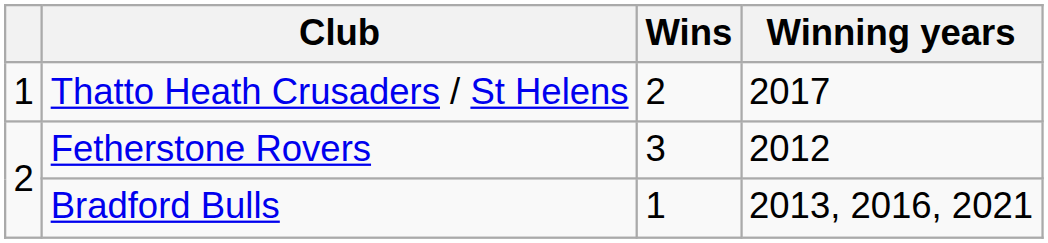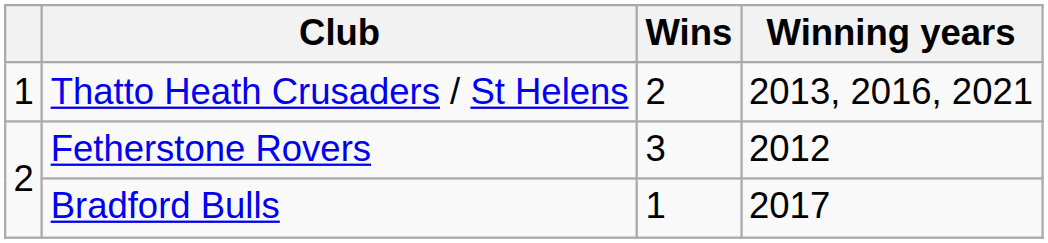(790, 91) 2017 -> (891, 91) 2013, 2016, 2021
(891, 206) 2013, 2016, 2021 -> (790, 206) 2017
